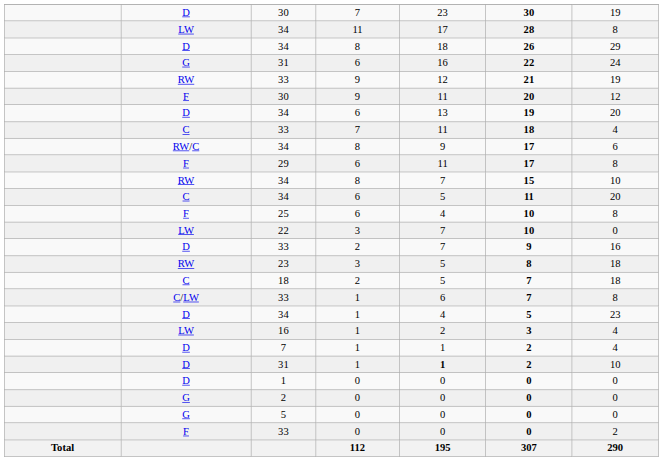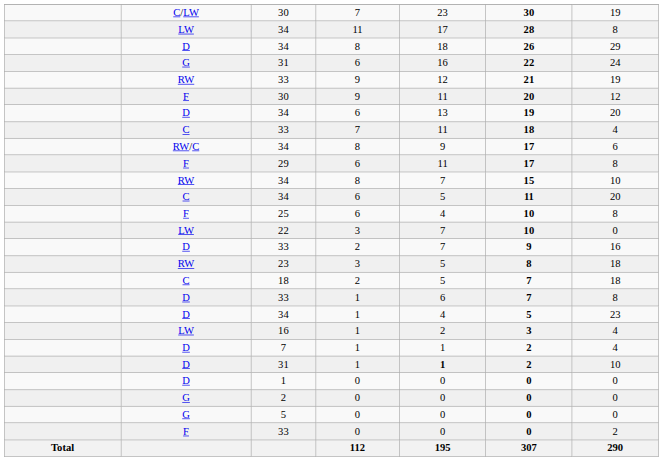(186, 12) D -> (186, 12) C/LW
(186, 297) C/LW -> (186, 297) D
